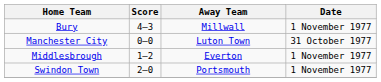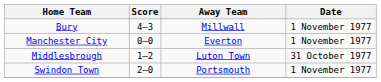(223, 41) Luton Town -> (223, 41) Everton
(331, 41) 31 October 1977 -> (331, 41) 1 November 1977
(223, 56) Everton -> (223, 56) Luton Town
(331, 56) 1 November 1977 -> (331, 56) 31 October 1977
